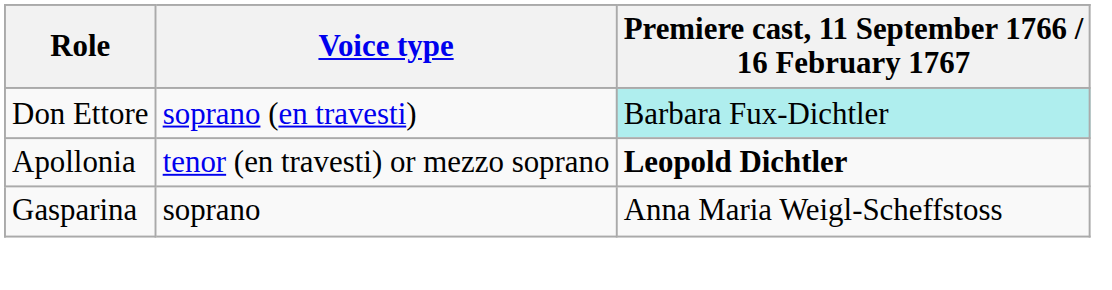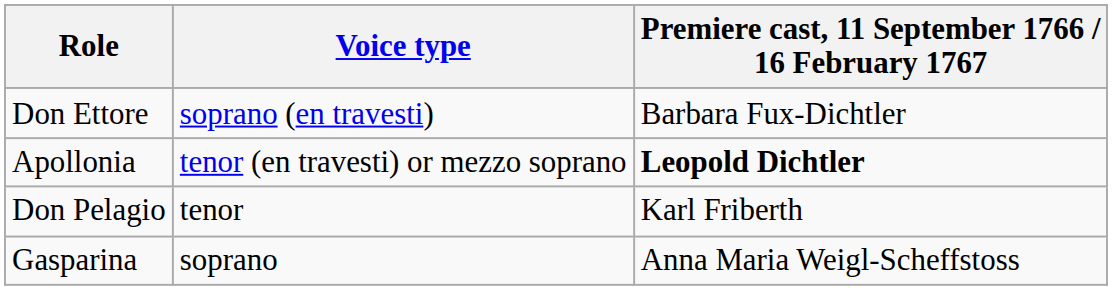(756, 112) paleturquoise background -> (773, 112) no background
+ row: (89, 210)
